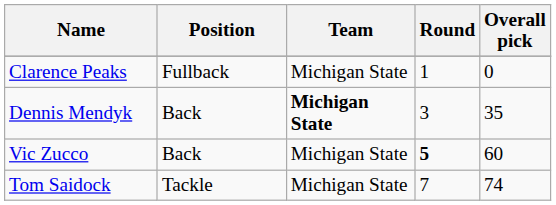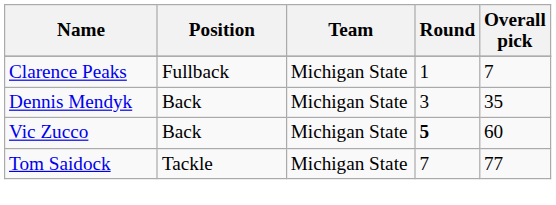(489, 71) 0 -> (489, 71) 7
(330, 113) bold -> (349, 102) normal
(494, 184) 74 -> (494, 163) 77
